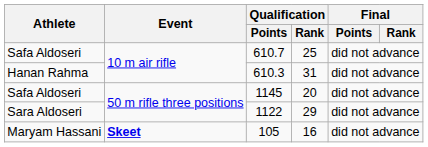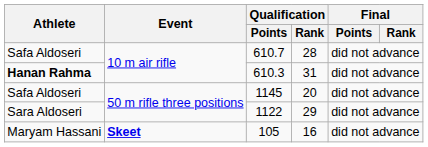(310, 53) 25 -> (310, 53) 28
(48, 73) normal -> (49, 73) bold
